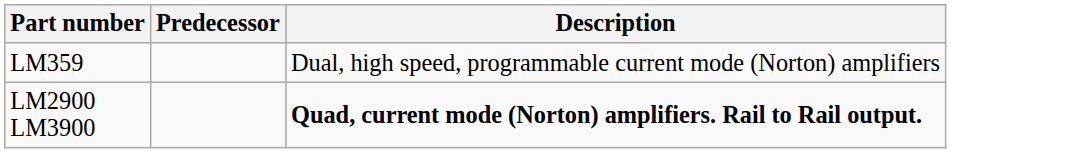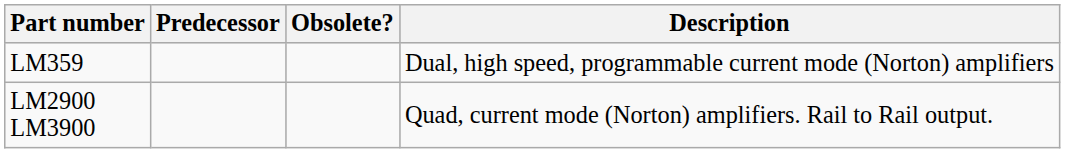+ column: (342, 23)
(607, 114) bold -> (699, 114) normal
